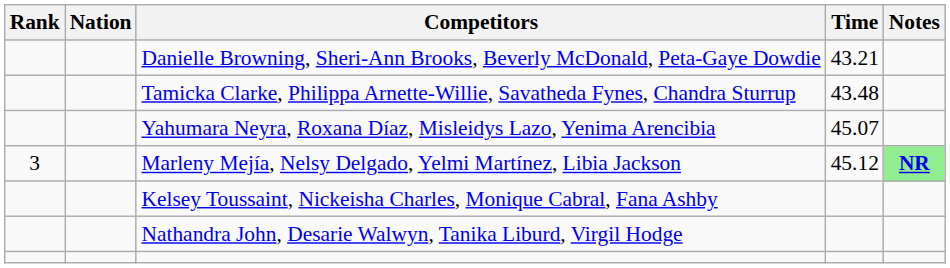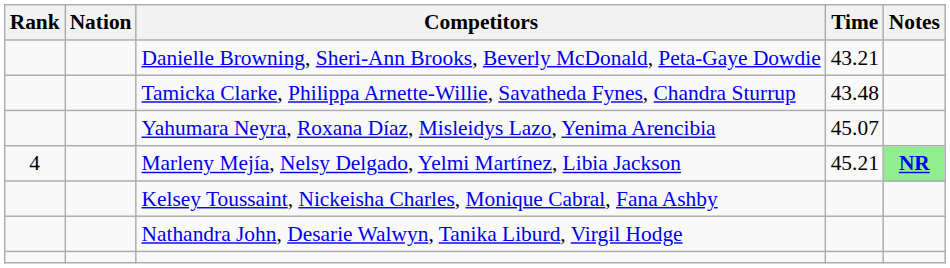(35, 163) 3 -> (35, 163) 4
(855, 163) 45.12 -> (855, 163) 45.21
